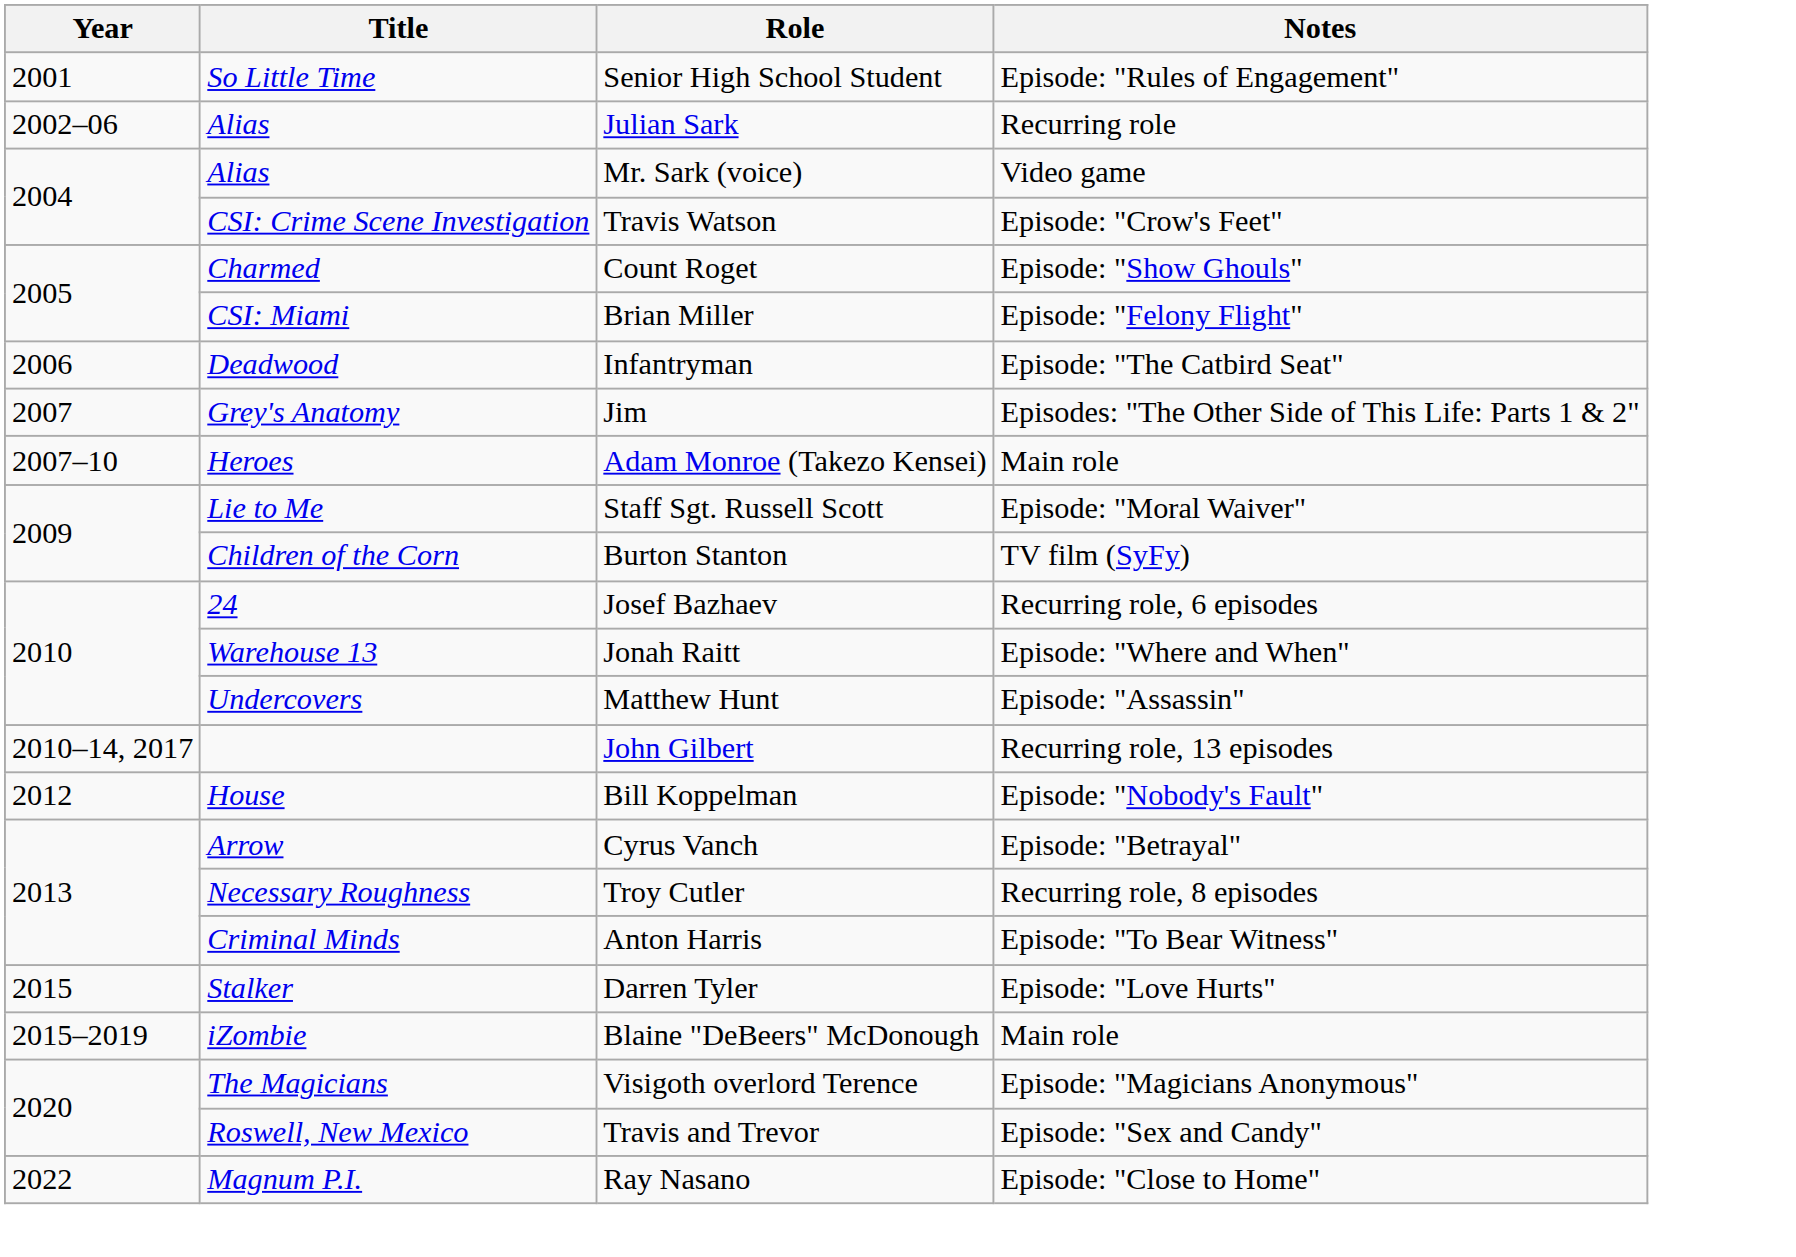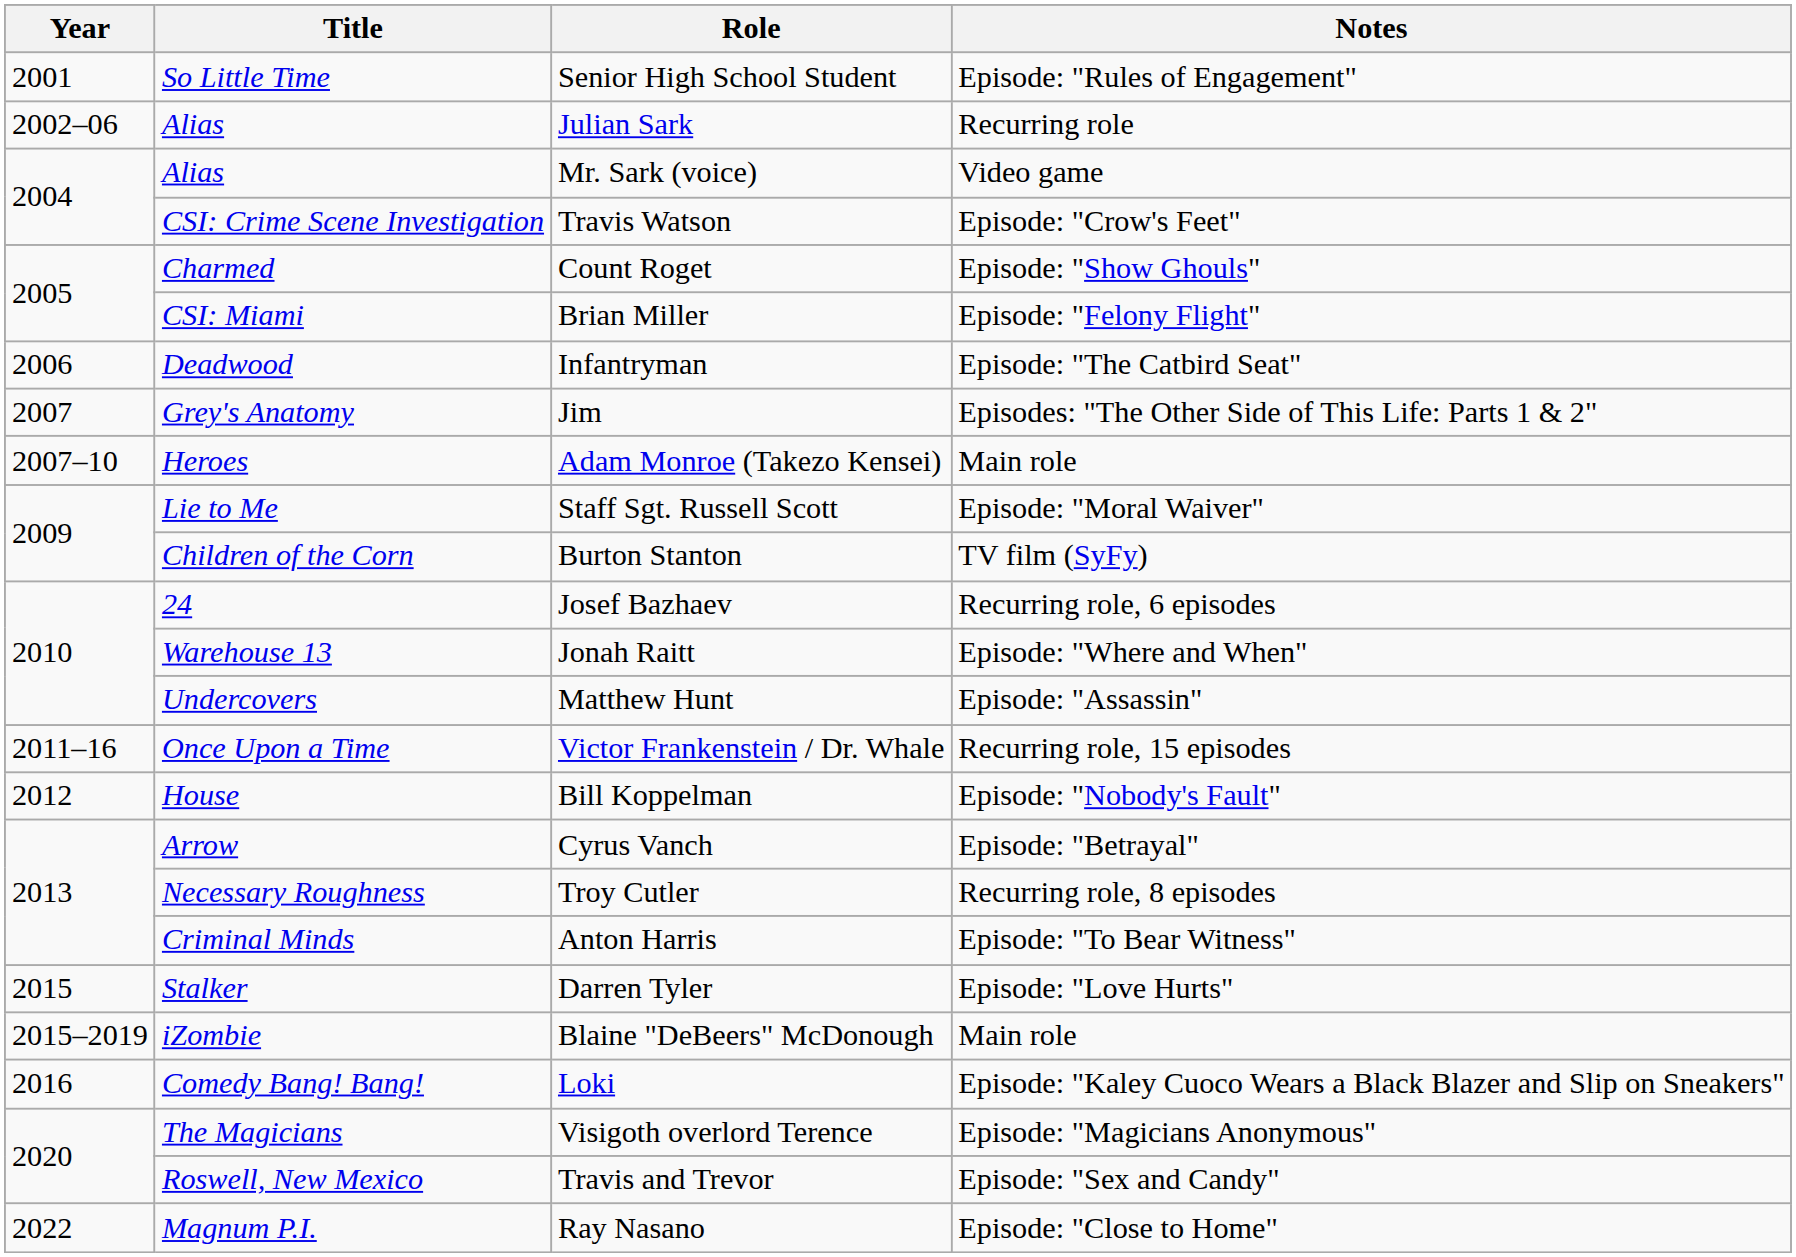- row: (679, 747)
+ row: (751, 747)
+ row: (587, 1083)
